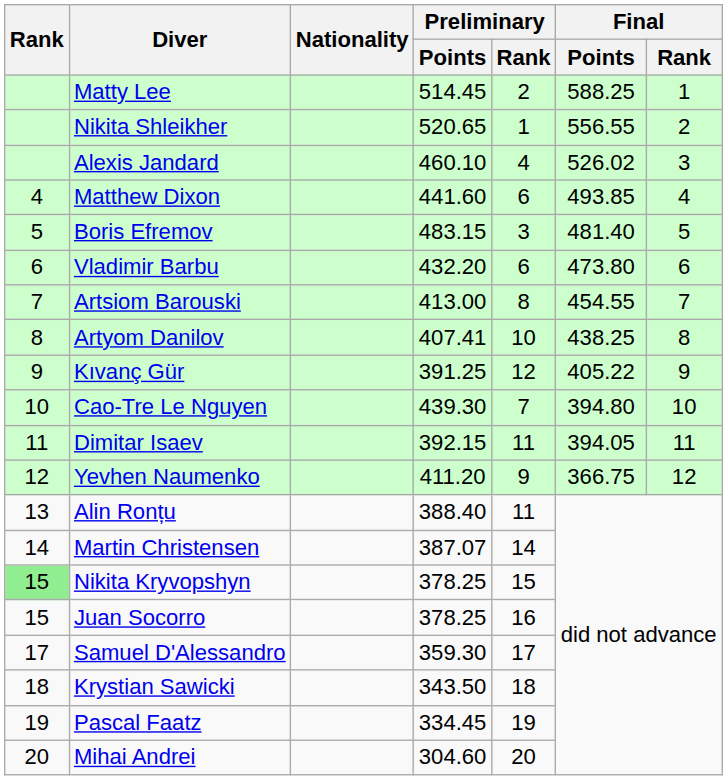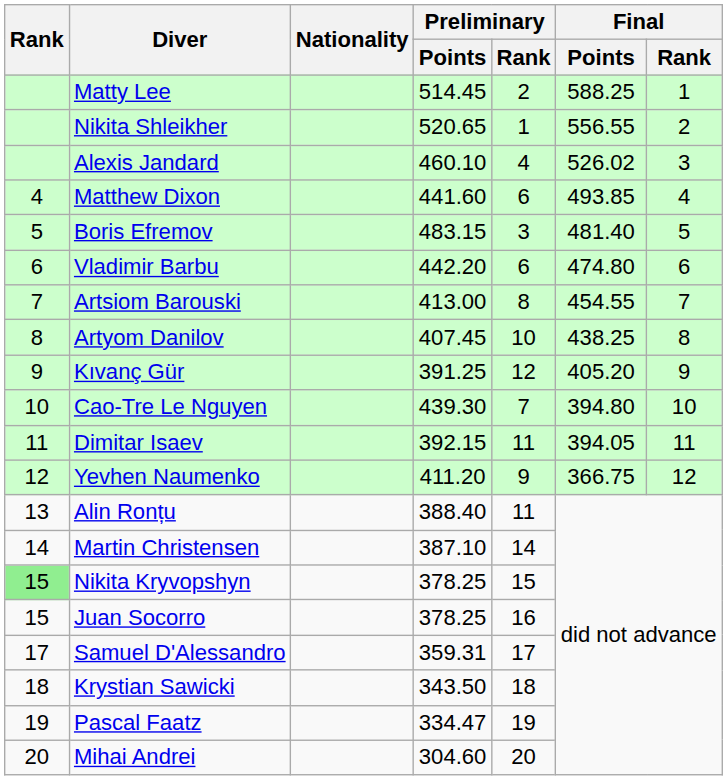(453, 267) 432.20 -> (453, 267) 442.20
(601, 267) 473.80 -> (601, 267) 474.80
(453, 337) 407.41 -> (453, 337) 407.45
(601, 372) 405.22 -> (601, 372) 405.20
(453, 547) 387.07 -> (453, 547) 387.10
(453, 652) 359.30 -> (453, 652) 359.31
(453, 722) 334.45 -> (453, 722) 334.47
